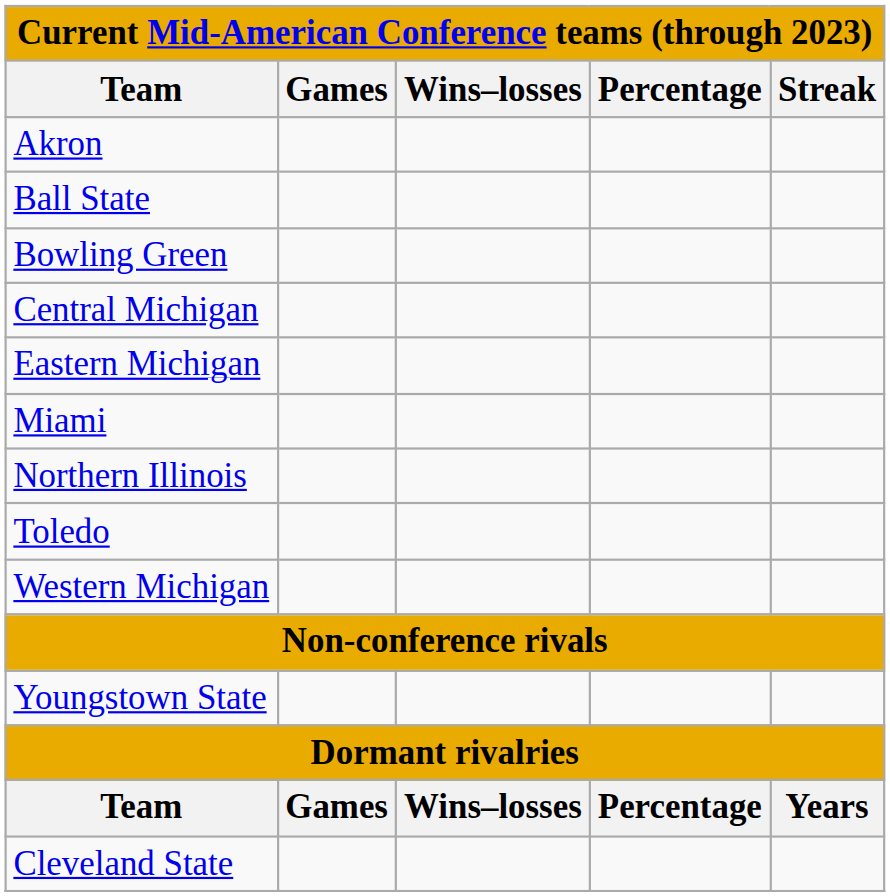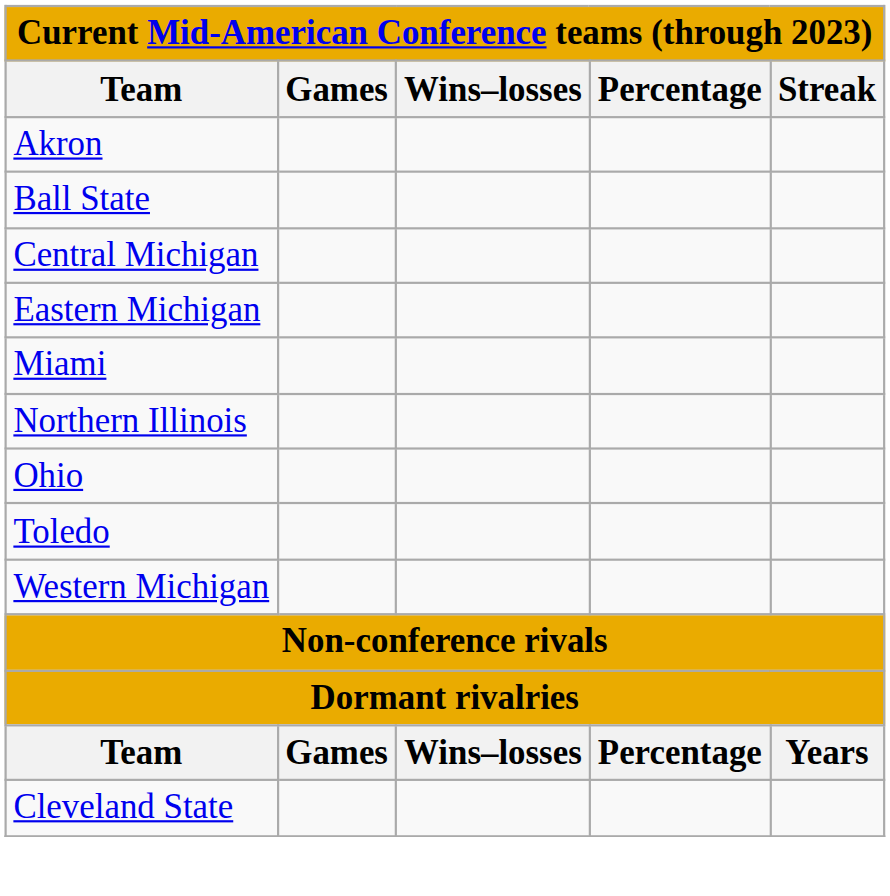- row: (120, 254)
+ row: (48, 475)
- row: (140, 696)
